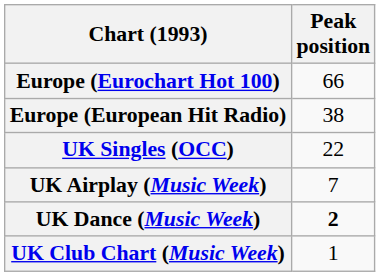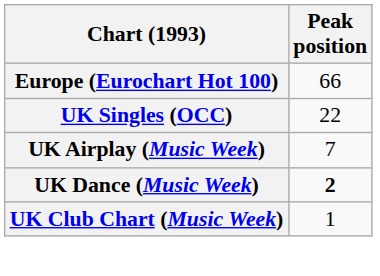- row: (148, 115)
